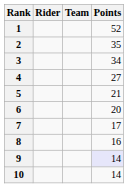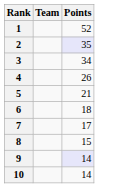- column: (48, 12)
(116, 45) no background -> (86, 45) lavender background
(116, 77) 27 -> (86, 77) 26
(116, 110) 20 -> (86, 110) 18
(116, 142) 16 -> (86, 142) 15
